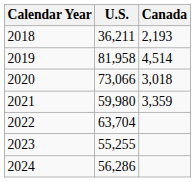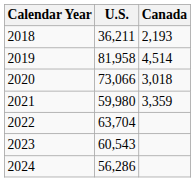(117, 144) 55,255 -> (117, 144) 60,543
